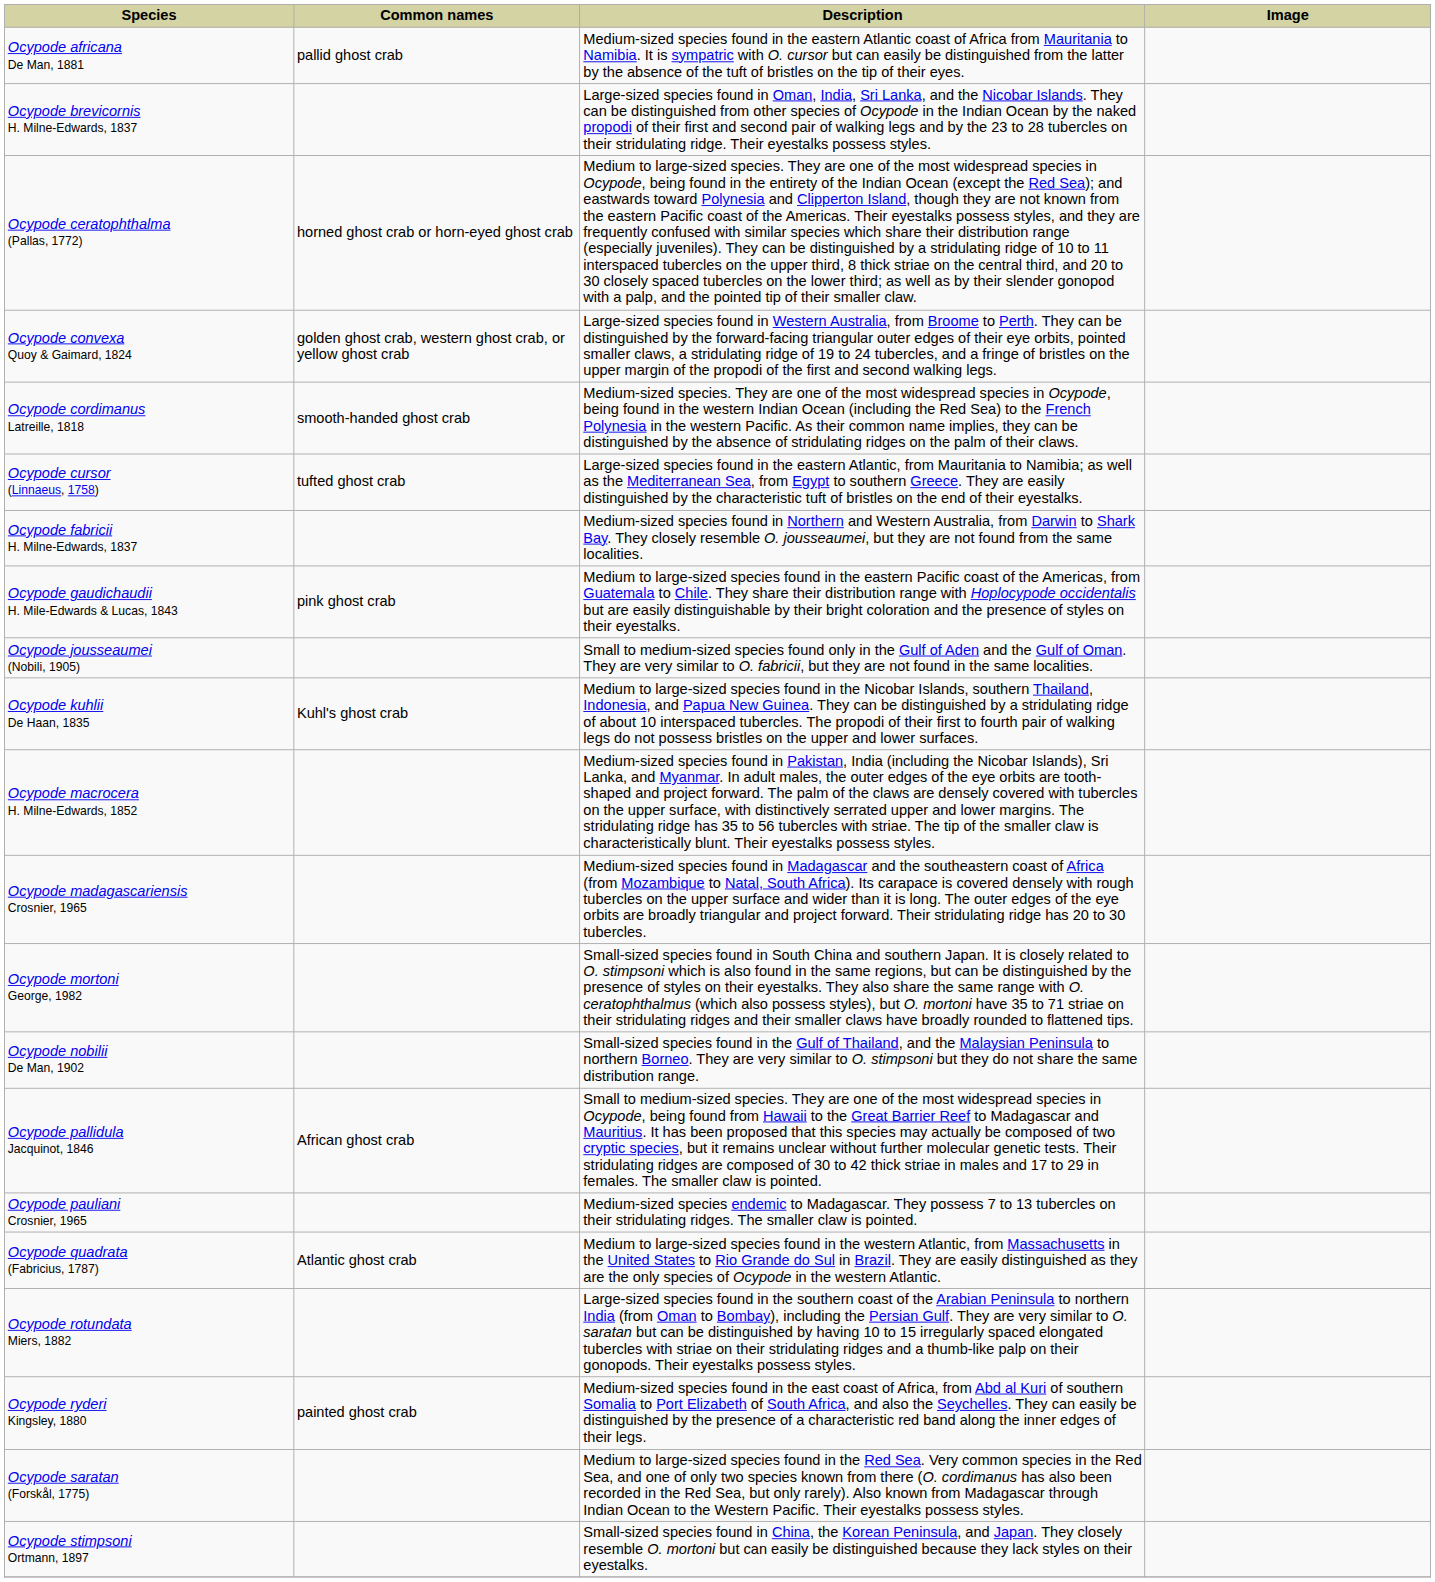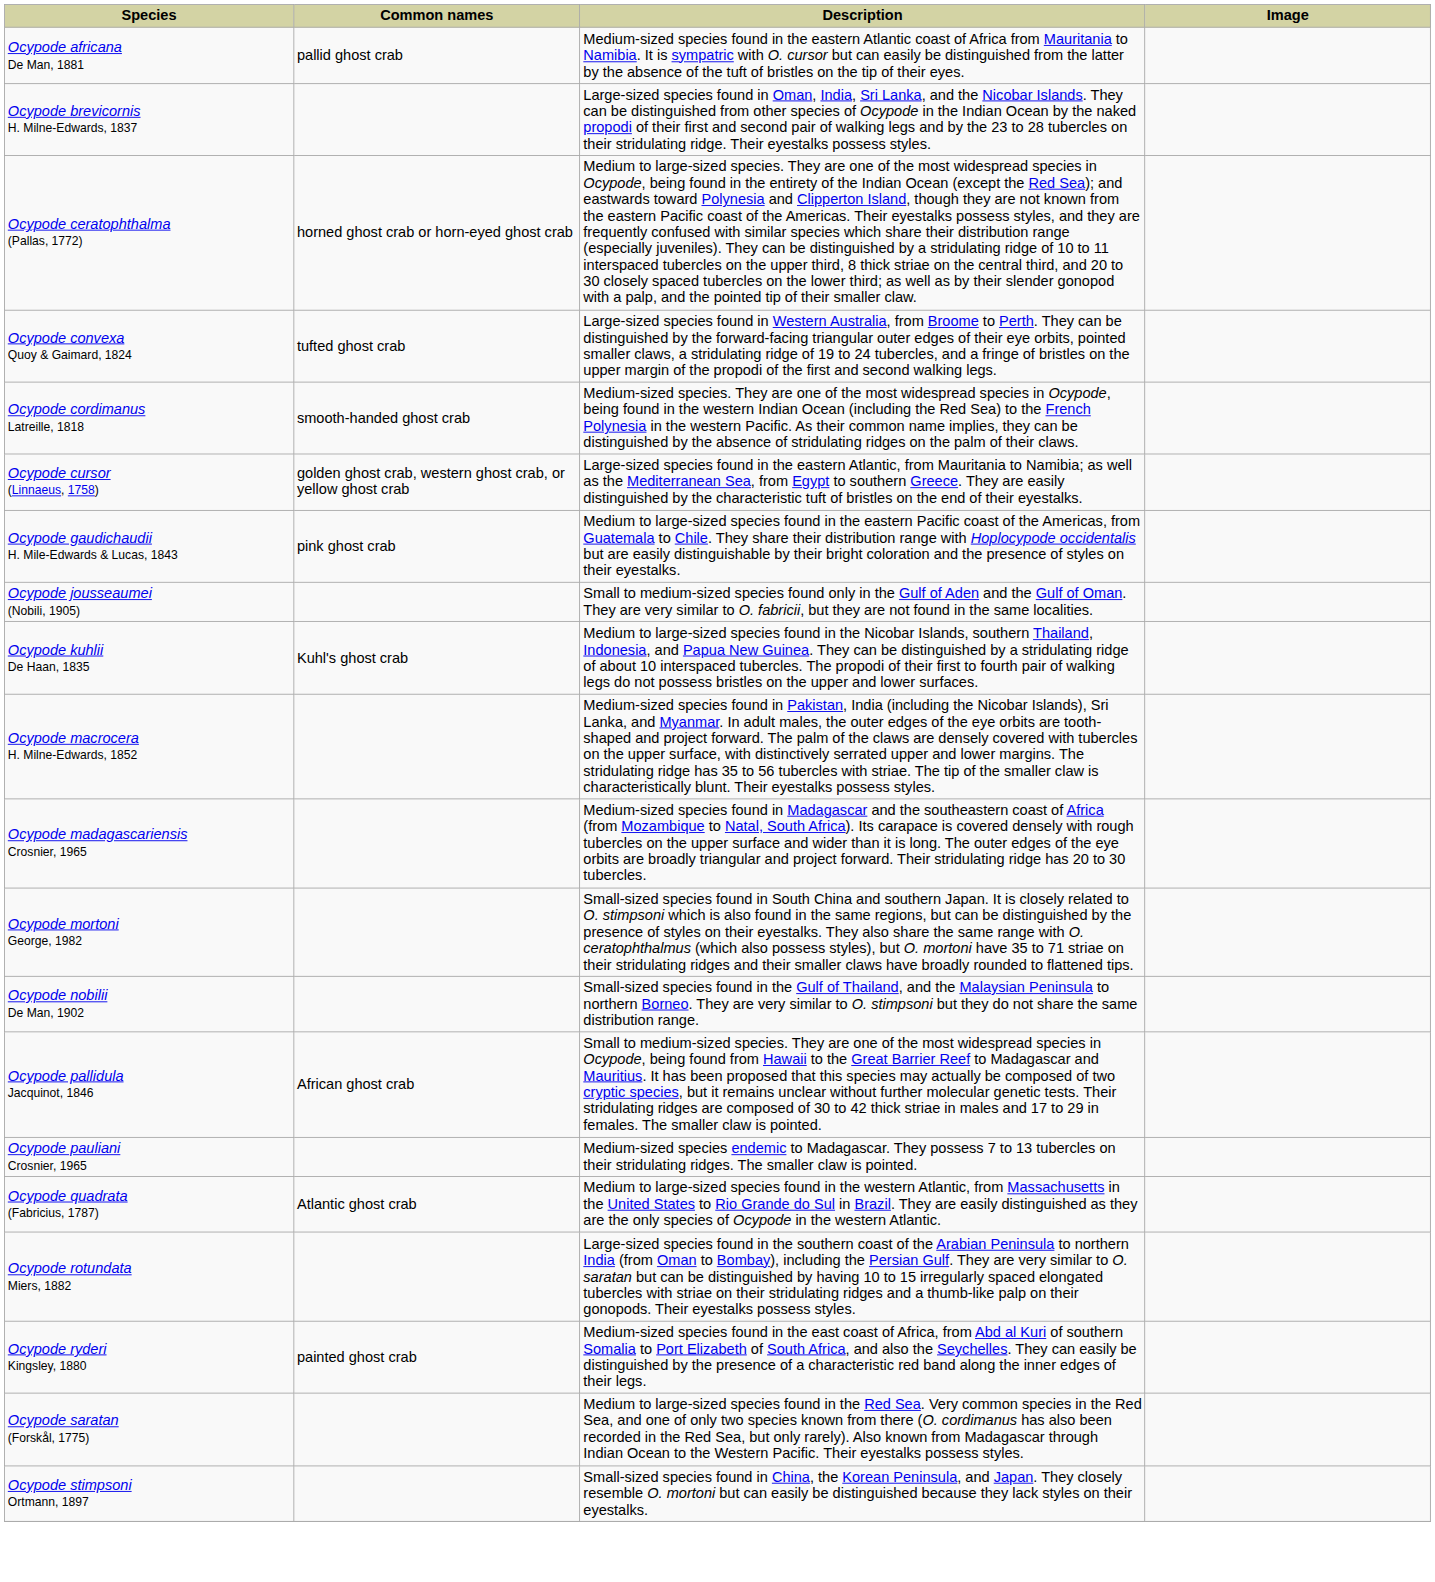(431, 345) golden ghost crab, western ghost crab, or yellow ghost crab -> (351, 345) tufted ghost crab
(351, 482) tufted ghost crab -> (431, 482) golden ghost crab, western ghost crab, or yellow ghost crab
- row: (73, 538)
